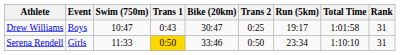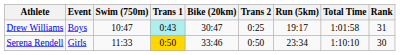(168, 28) no background -> (168, 28) paleturquoise background
(382, 43) 31 -> (382, 43) 30
